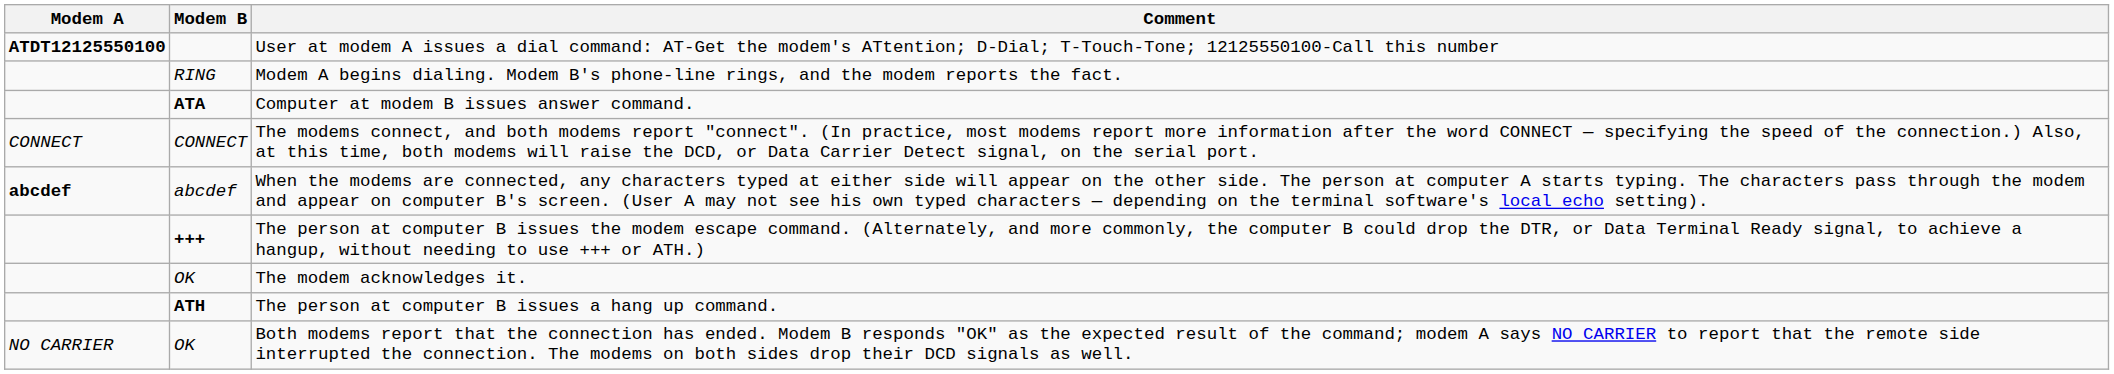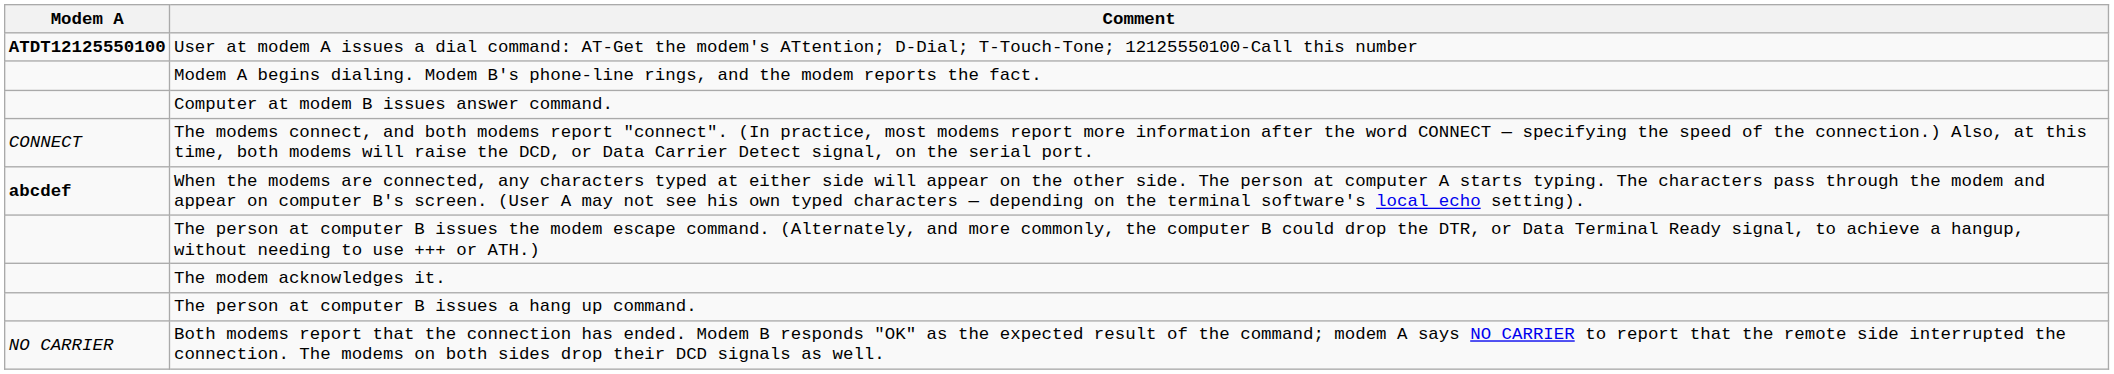- column: (211, 19)
